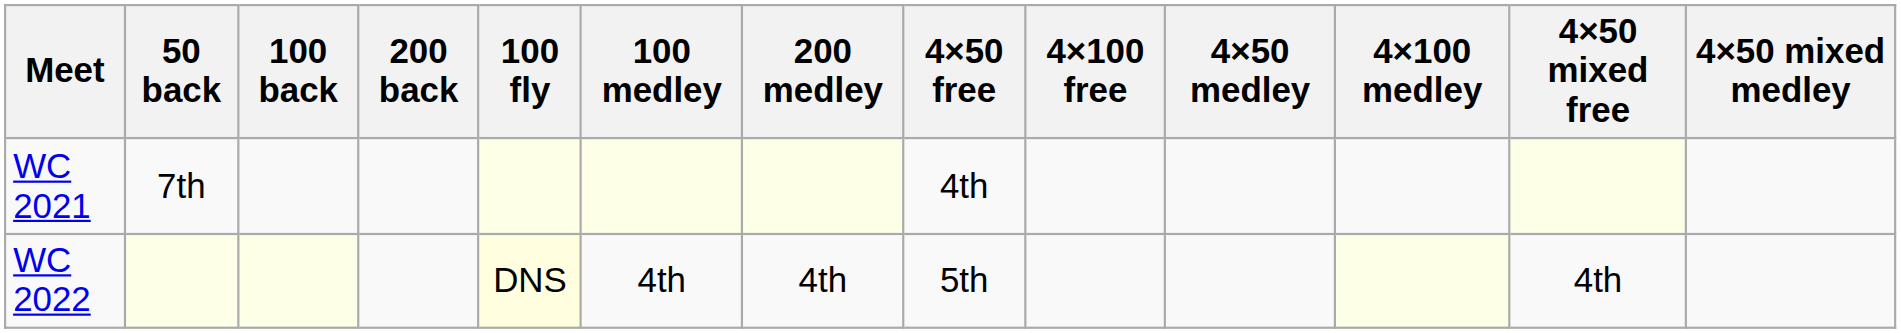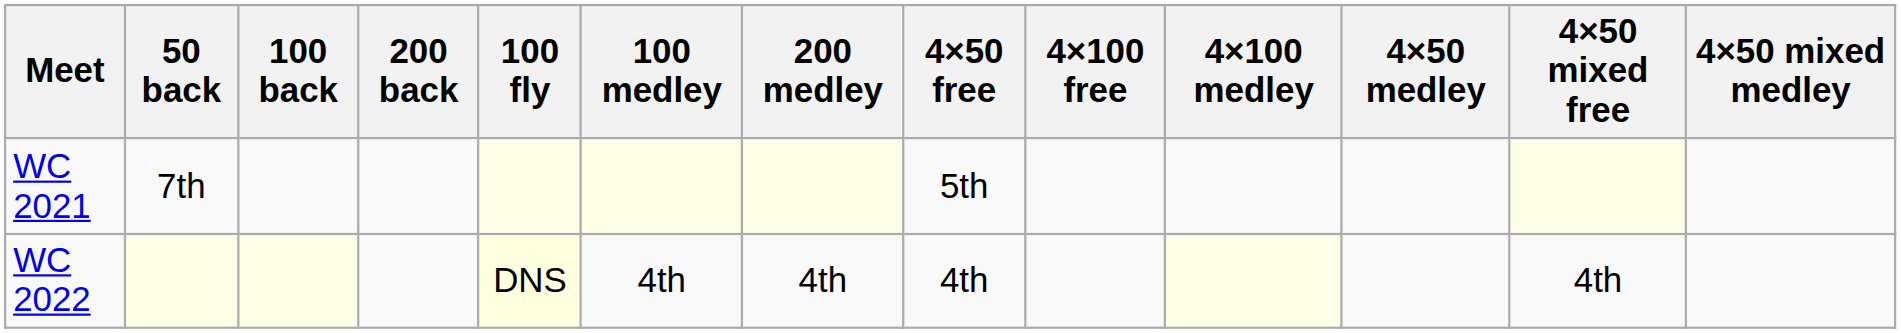columns swapped: (1250, 71) <-> (1422, 71)
(964, 185) 4th -> (964, 185) 5th
(964, 280) 5th -> (964, 280) 4th
